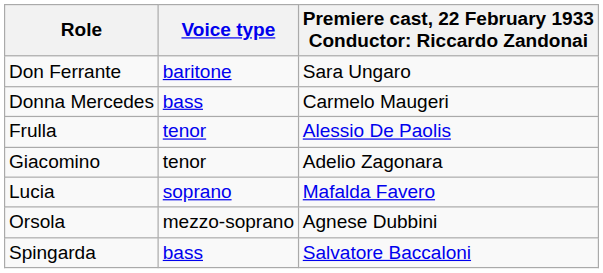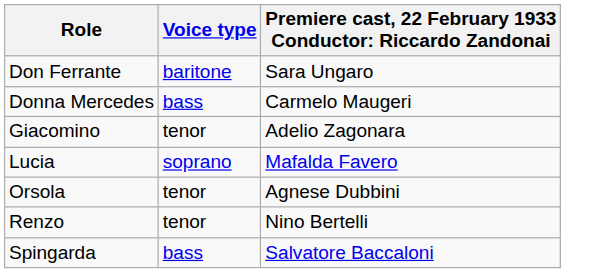- row: (33, 131)
(228, 222) mezzo-soprano -> (184, 191) tenor
+ row: (37, 222)
